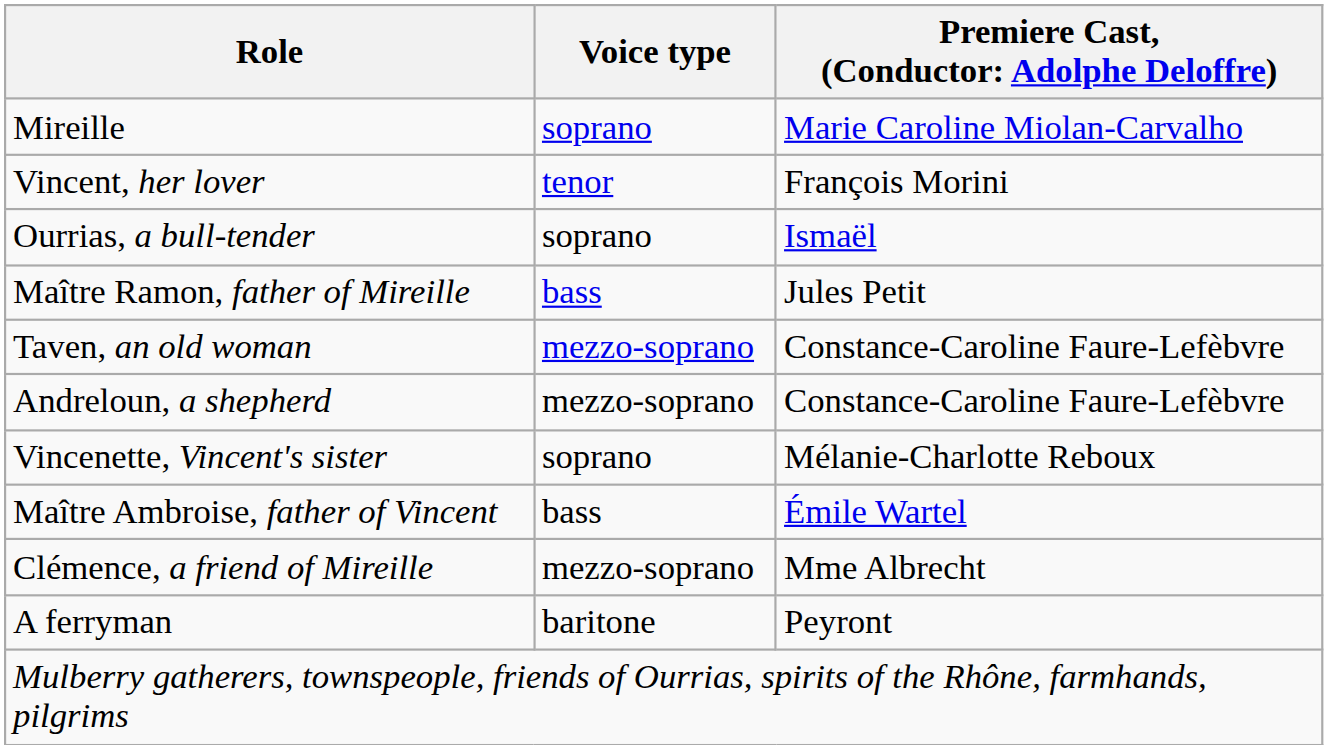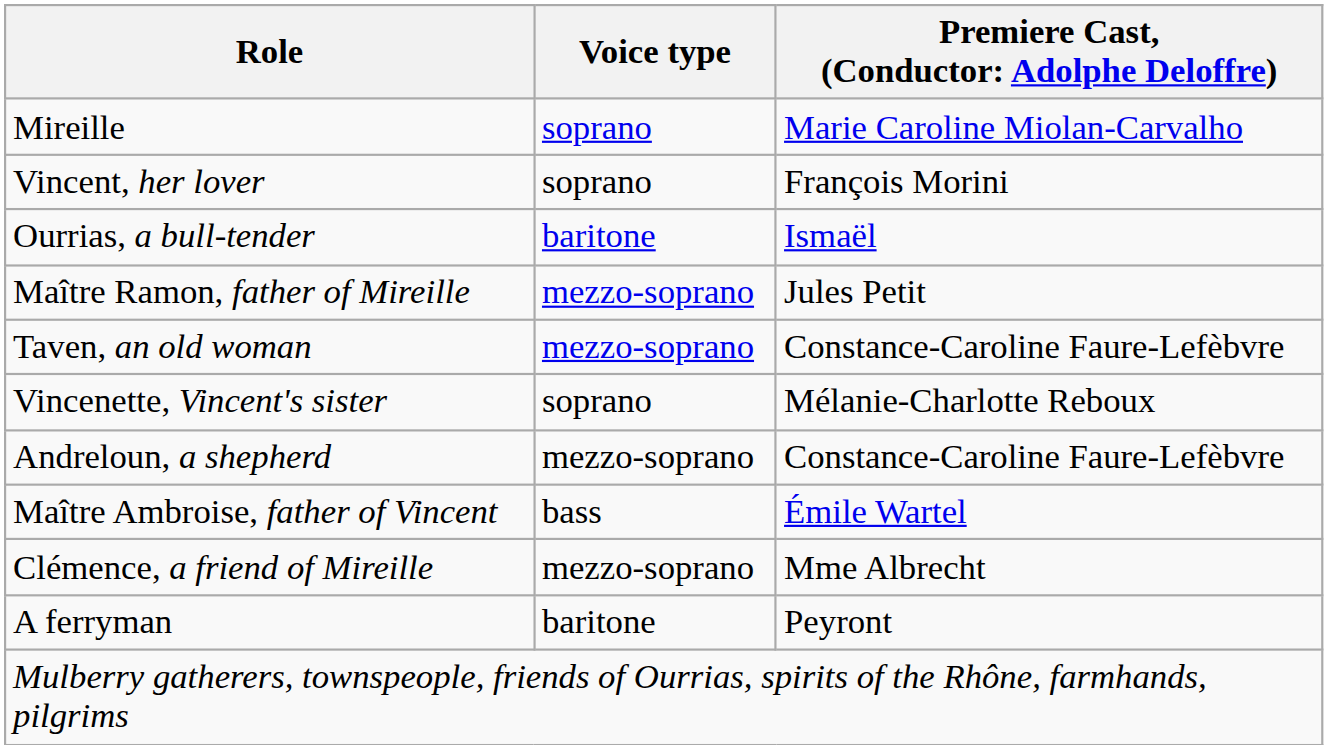(578, 181) tenor -> (597, 181) soprano
(597, 236) soprano -> (599, 236) baritone
(572, 291) bass -> (648, 291) mezzo-soprano
rows swapped: (200, 456) <-> (172, 401)
